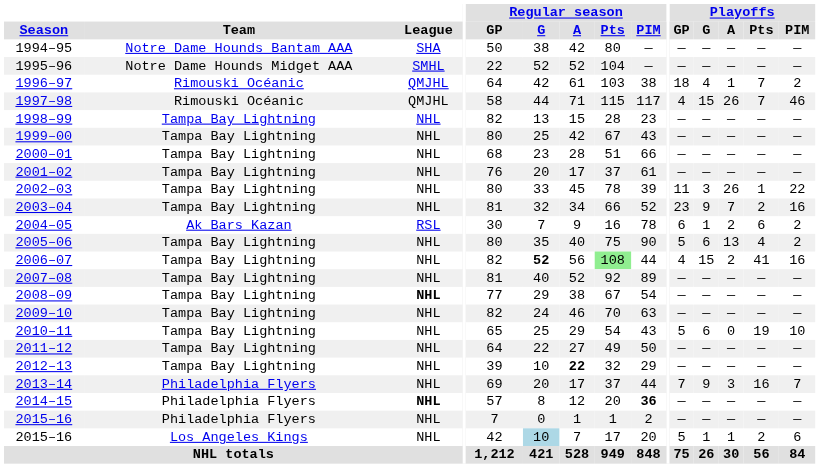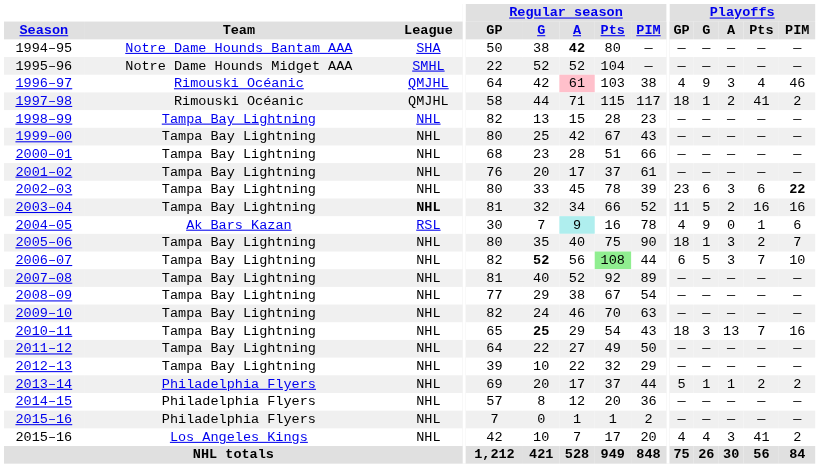(577, 48) normal -> (577, 48) bold
(577, 84) no background -> (577, 84) pink background
(682, 84) 18 -> (682, 84) 4
(706, 84) 4 -> (706, 84) 9
(731, 84) 1 -> (731, 84) 3
(761, 84) 7 -> (761, 84) 4
(797, 84) 2 -> (797, 84) 46
(682, 101) 4 -> (682, 101) 18
(706, 101) 15 -> (706, 101) 1
(731, 101) 26 -> (731, 101) 2
(761, 101) 7 -> (761, 101) 41
(797, 101) 46 -> (797, 101) 2
(682, 190) 11 -> (682, 190) 23
(706, 190) 3 -> (706, 190) 6
(731, 190) 26 -> (731, 190) 3
(761, 190) 1 -> (761, 190) 6
(797, 190) normal -> (797, 190) bold
(428, 207) normal -> (428, 207) bold
(682, 207) 23 -> (682, 207) 11
(706, 207) 9 -> (706, 207) 5
(731, 207) 7 -> (731, 207) 2
(761, 207) 2 -> (761, 207) 16
(577, 225) no background -> (577, 225) paleturquoise background
(682, 225) 6 -> (682, 225) 4
(706, 225) 1 -> (706, 225) 9
(731, 225) 2 -> (731, 225) 0
(761, 225) 6 -> (761, 225) 1
(797, 225) 2 -> (797, 225) 6
(682, 243) 5 -> (682, 243) 18
(706, 243) 6 -> (706, 243) 1
(731, 243) 13 -> (731, 243) 3
(761, 243) 4 -> (761, 243) 2
(797, 243) 2 -> (797, 243) 7
(682, 260) 4 -> (682, 260) 6
(706, 260) 15 -> (706, 260) 5
(731, 260) 2 -> (731, 260) 3
(761, 260) 41 -> (761, 260) 7
(797, 260) 16 -> (797, 260) 10
(428, 296) bold -> (428, 296) normal
(541, 331) normal -> (541, 331) bold
(682, 331) 5 -> (682, 331) 18
(706, 331) 6 -> (706, 331) 3
(731, 331) 0 -> (731, 331) 13
(761, 331) 19 -> (761, 331) 7
(797, 331) 10 -> (797, 331) 16
(577, 366) bold -> (577, 366) normal
(682, 384) 7 -> (682, 384) 5
(706, 384) 9 -> (706, 384) 1
(731, 384) 3 -> (731, 384) 1
(761, 384) 16 -> (761, 384) 2
(797, 384) 7 -> (797, 384) 2
(428, 402) bold -> (428, 402) normal
(648, 402) bold -> (648, 402) normal
(541, 437) lightblue background -> (541, 437) no background
(682, 437) 5 -> (682, 437) 4
(706, 437) 1 -> (706, 437) 4
(731, 437) 1 -> (731, 437) 3
(761, 437) 2 -> (761, 437) 41
(797, 437) 6 -> (797, 437) 2
